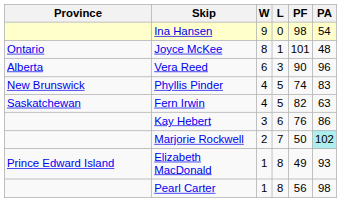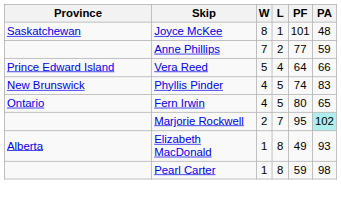- row: (183, 31)
(26, 49) Ontario -> (44, 31) Saskatchewan
+ row: (187, 49)
(25, 67) Alberta -> (61, 67) Prince Edward Island
(264, 67) 6 -> (264, 67) 5
(280, 67) 3 -> (280, 67) 4
(300, 67) 90 -> (300, 67) 64
(324, 67) 96 -> (324, 67) 66
(44, 103) Saskatchewan -> (26, 103) Ontario
(300, 103) 82 -> (300, 103) 80
(324, 103) 63 -> (324, 103) 65
- row: (183, 121)
(300, 139) 50 -> (300, 121) 95
(61, 164) Prince Edward Island -> (25, 146) Alberta
(300, 188) 56 -> (300, 170) 59
